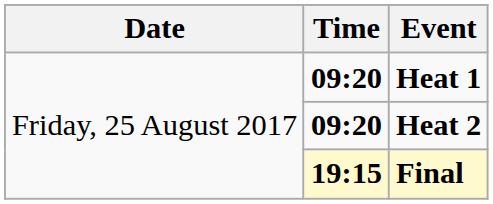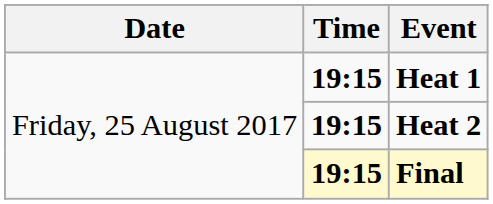(347, 76) 09:20 -> (347, 76) 19:15
(347, 125) 09:20 -> (347, 125) 19:15
